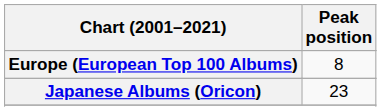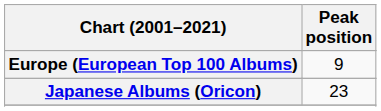(339, 64) 8 -> (339, 64) 9
